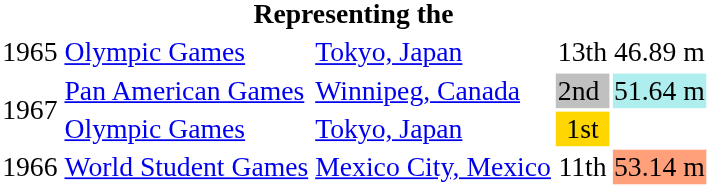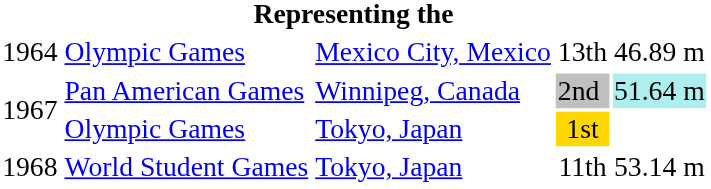(30, 52) 1965 -> (30, 52) 1964
(389, 52) Tokyo, Japan -> (433, 52) Mexico City, Mexico
(30, 166) 1966 -> (30, 166) 1968
(433, 166) Mexico City, Mexico -> (389, 166) Tokyo, Japan
(659, 166) lightsalmon background -> (659, 166) no background
